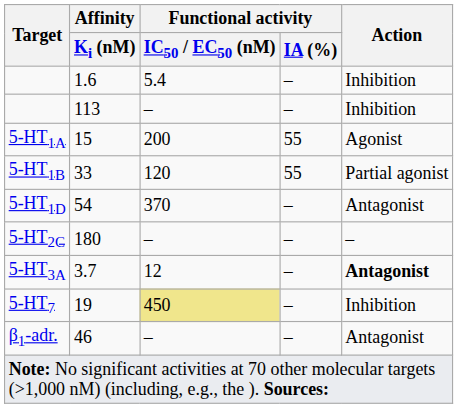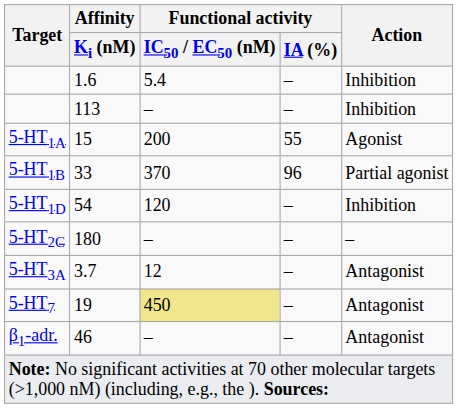(157, 172) 120 -> (157, 172) 370
(293, 172) 55 -> (293, 172) 96
(157, 205) 370 -> (157, 205) 120
(385, 205) Antagonist -> (381, 205) Inhibition
(387, 271) bold -> (385, 271) normal
(381, 304) Inhibition -> (385, 304) Antagonist
